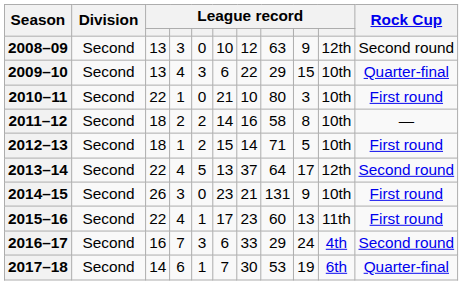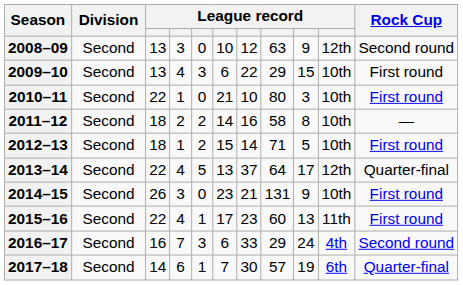(406, 72) Quarter-final -> (406, 72) First round
(406, 169) Second round -> (406, 169) Quarter-final
(277, 267) 53 -> (277, 267) 57
